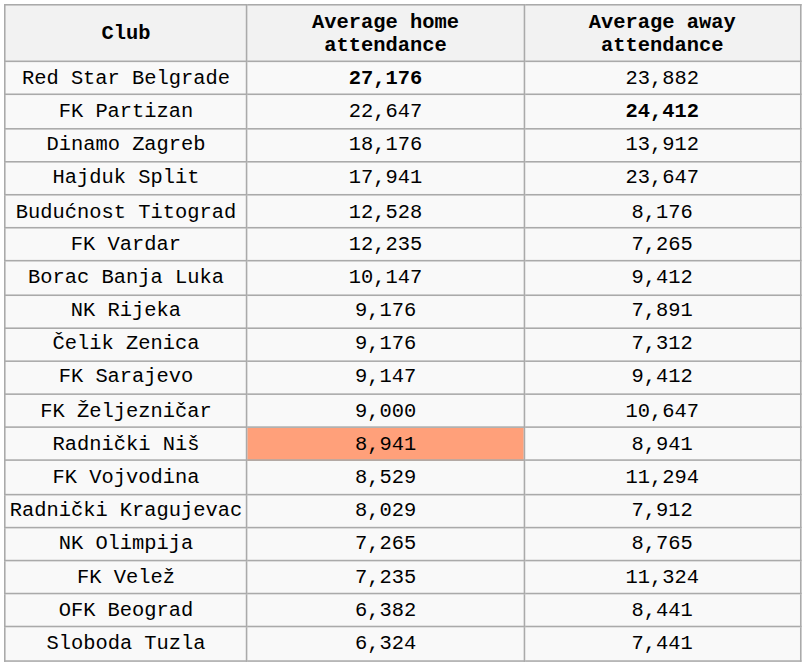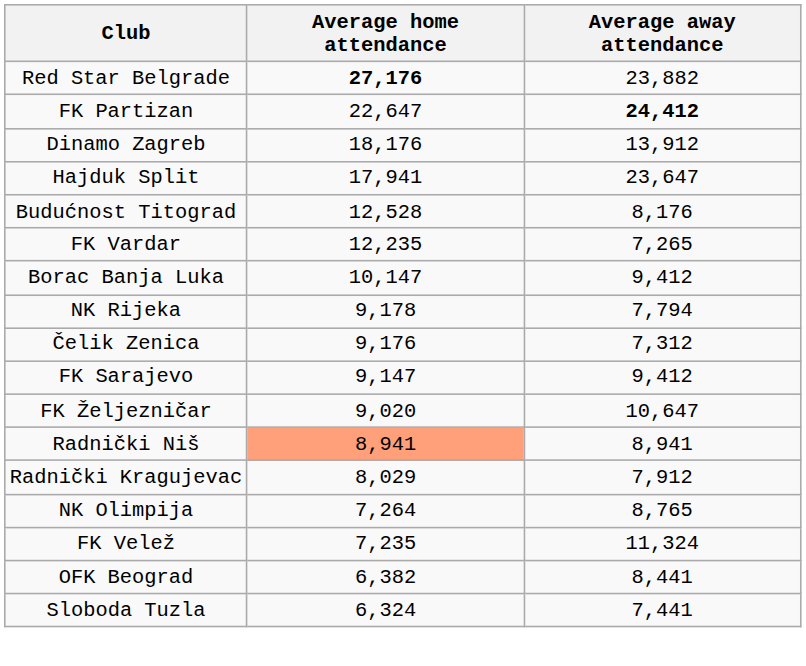(386, 311) 9,176 -> (386, 311) 9,178
(662, 311) 7,891 -> (662, 311) 7,794
(386, 411) 9,000 -> (386, 411) 9,020
- row: (126, 477)
(386, 544) 7,265 -> (386, 511) 7,264
